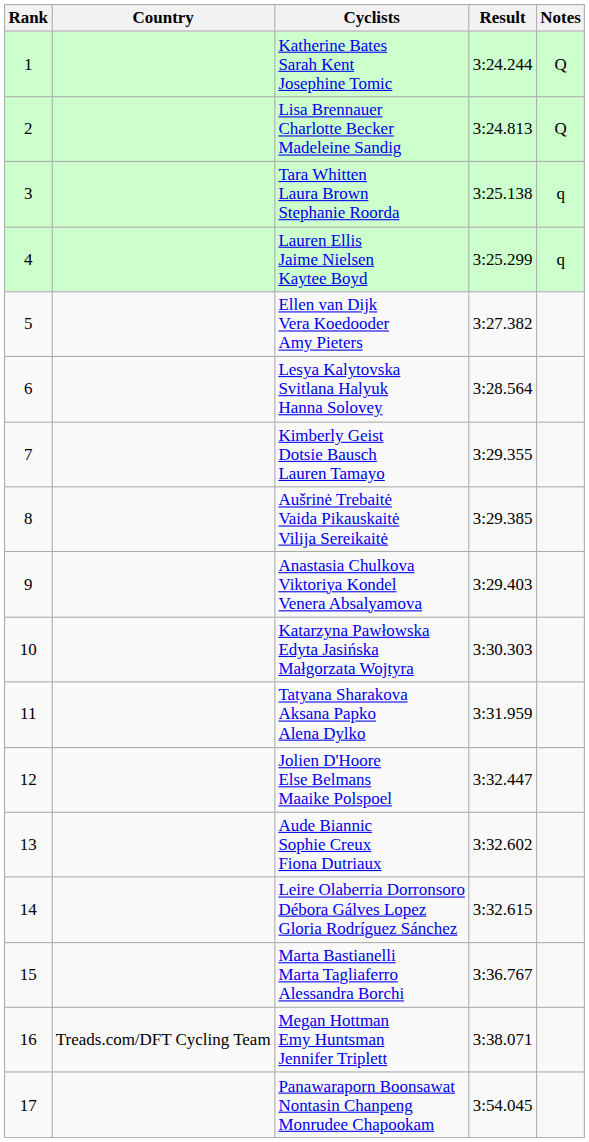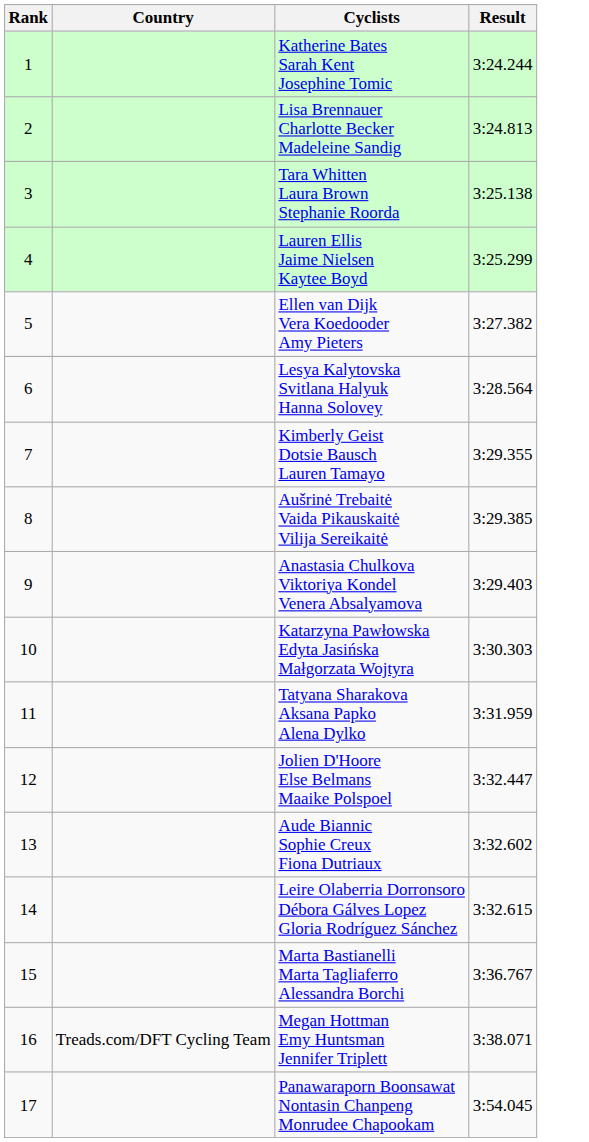- column: (561, 17)
